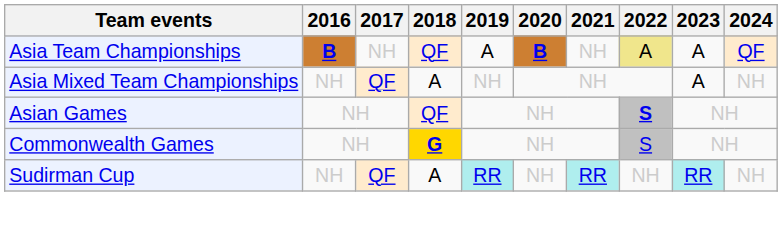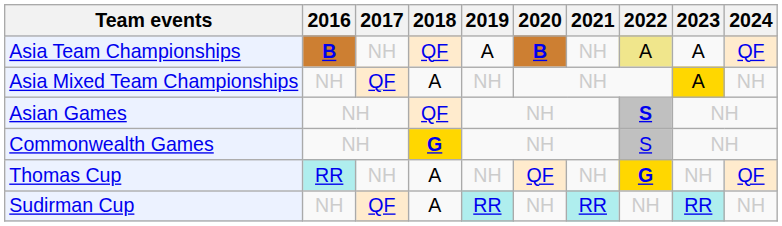(698, 82) no background -> (698, 82) gold background
+ row: (65, 175)
